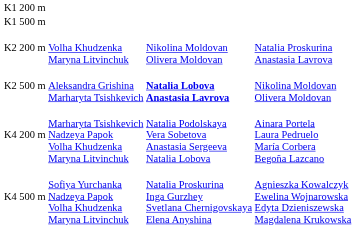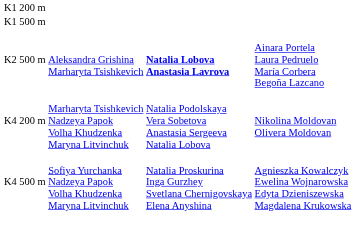- row: (25, 48)
(295, 91) Nikolina Moldovan Olivera Moldovan -> (289, 65) Ainara Portela Laura Pedruelo María Corbera Begoña Lazcano
(289, 141) Ainara Portela Laura Pedruelo María Corbera Begoña Lazcano -> (295, 126) Nikolina Moldovan Olivera Moldovan
